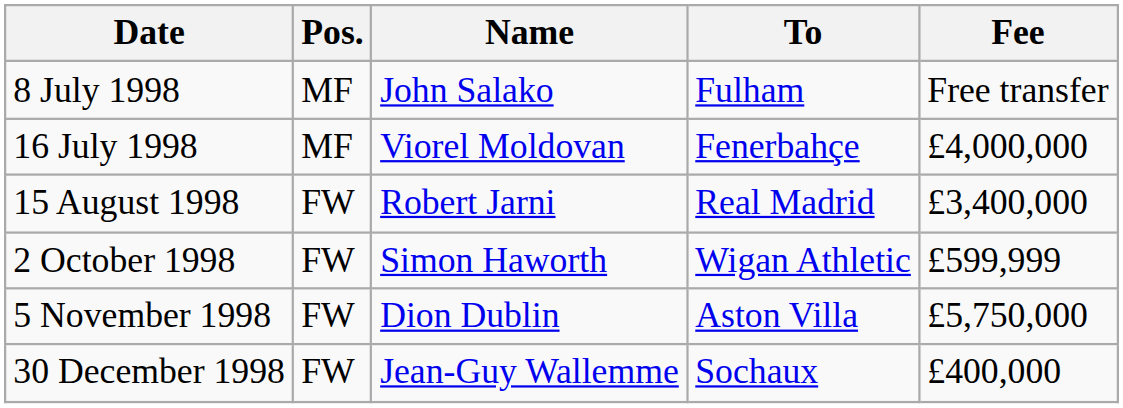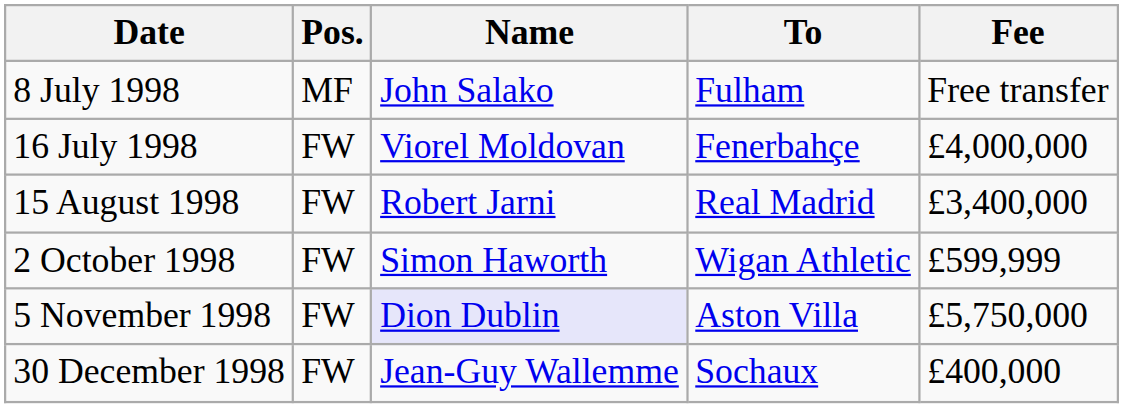(327, 145) MF -> (328, 145) FW
(470, 315) no background -> (470, 315) lavender background
